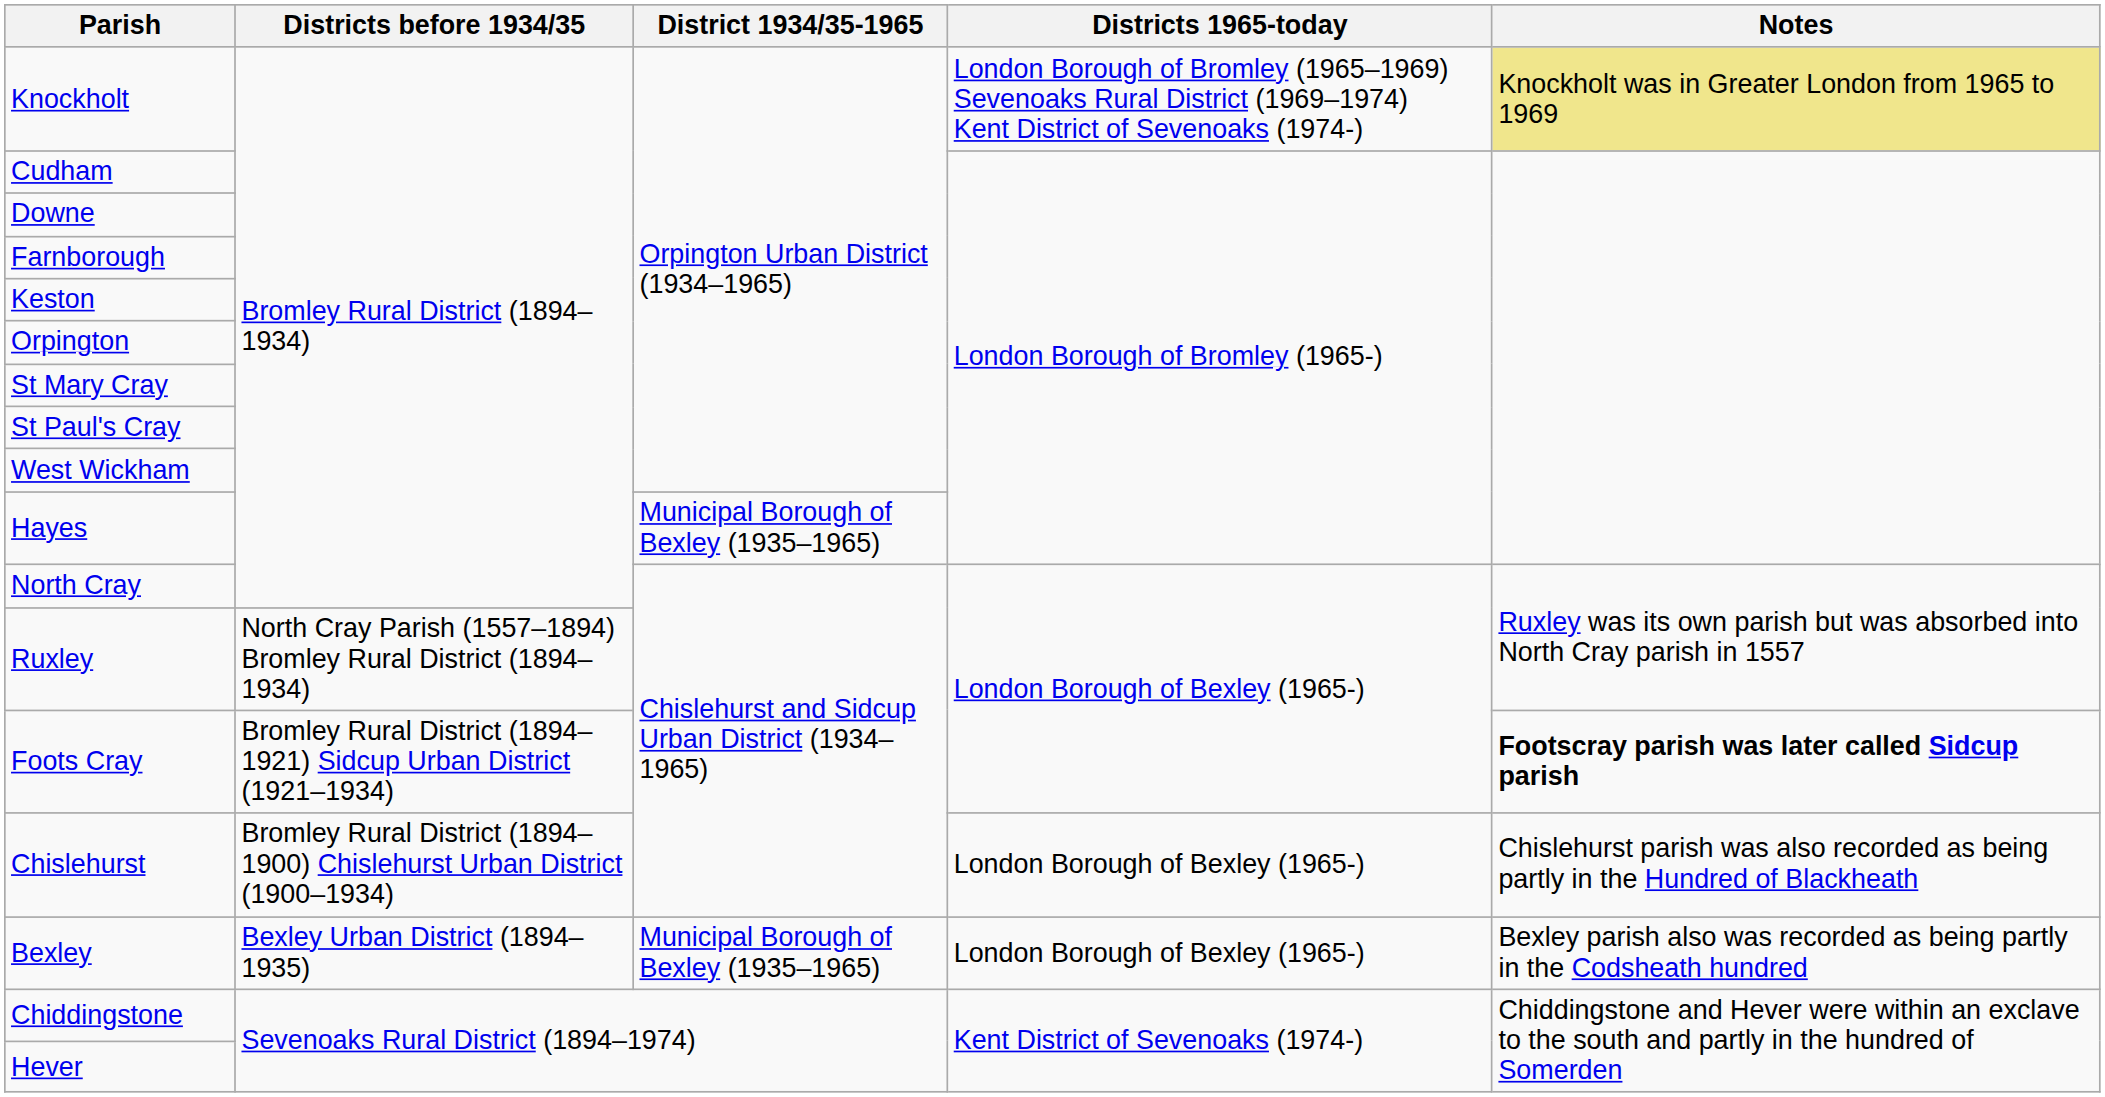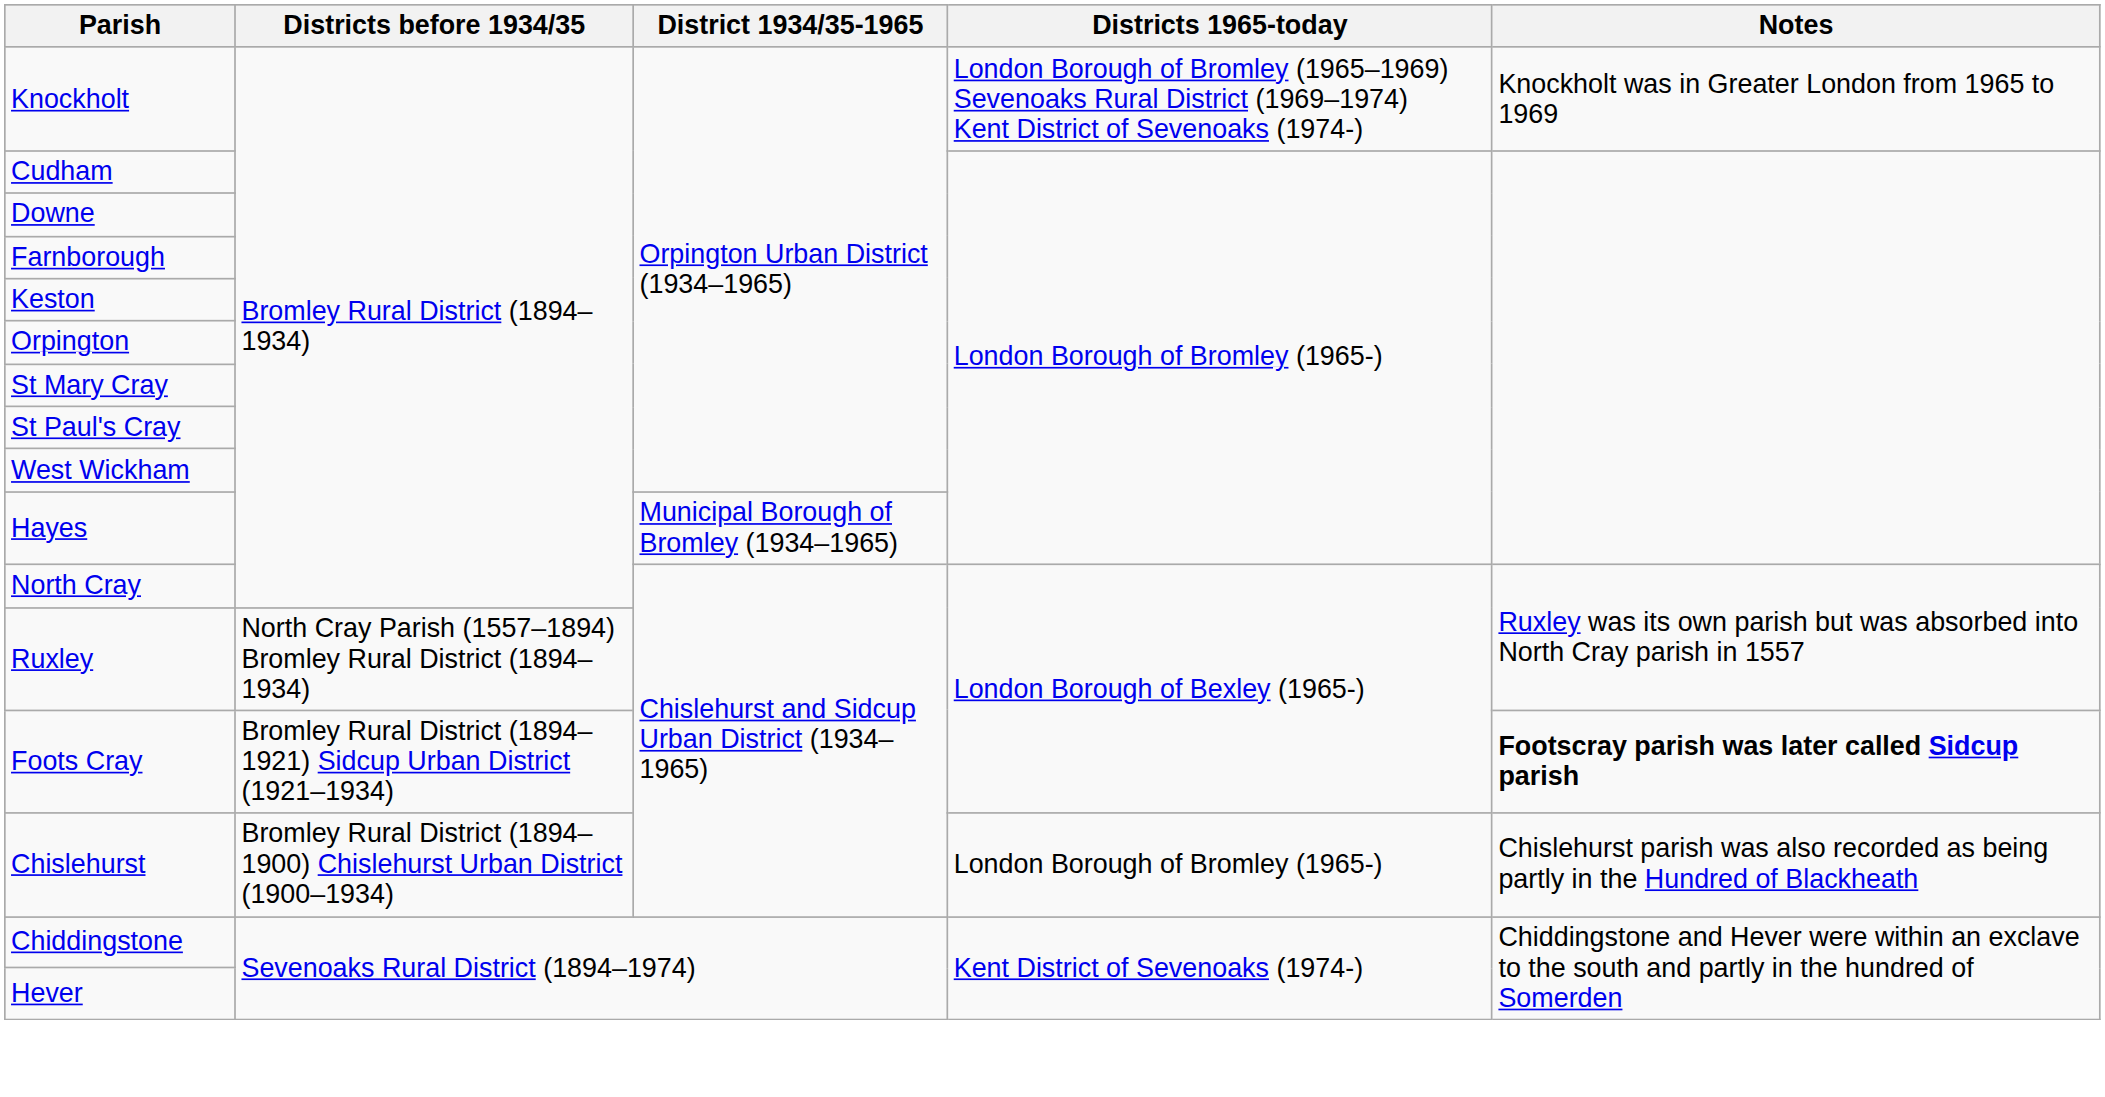(1776, 98) khaki background -> (1776, 98) no background
(766, 527) Municipal Borough of Bexley (1935–1965) -> (769, 527) Municipal Borough of Bromley (1934–1965)
(1159, 864) London Borough of Bexley (1965-) -> (1168, 864) London Borough of Bromley (1965-)
- row: (51, 952)
